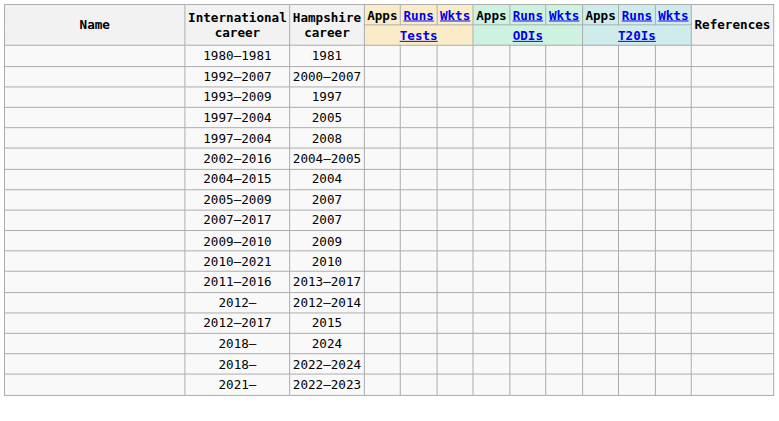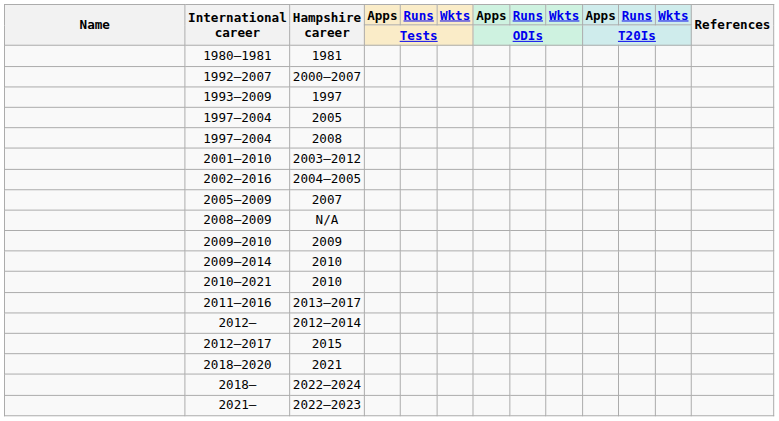+ row: (237, 159)
- row: (237, 179)
- row: (237, 220)
+ row: (237, 220)
+ row: (237, 261)
+ row: (237, 364)
- row: (237, 344)
